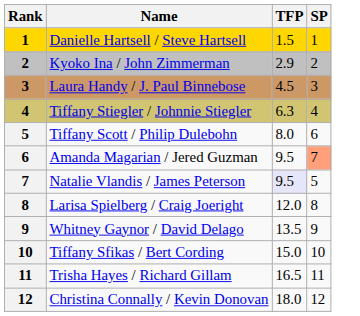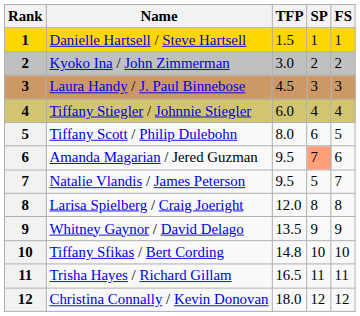+ column: (343, 16)
(285, 63) 2.9 -> (285, 63) 3.0
(285, 110) 6.3 -> (285, 110) 6.0
(285, 181) lavender background -> (285, 181) no background
(288, 252) 15.0 -> (288, 252) 14.8
